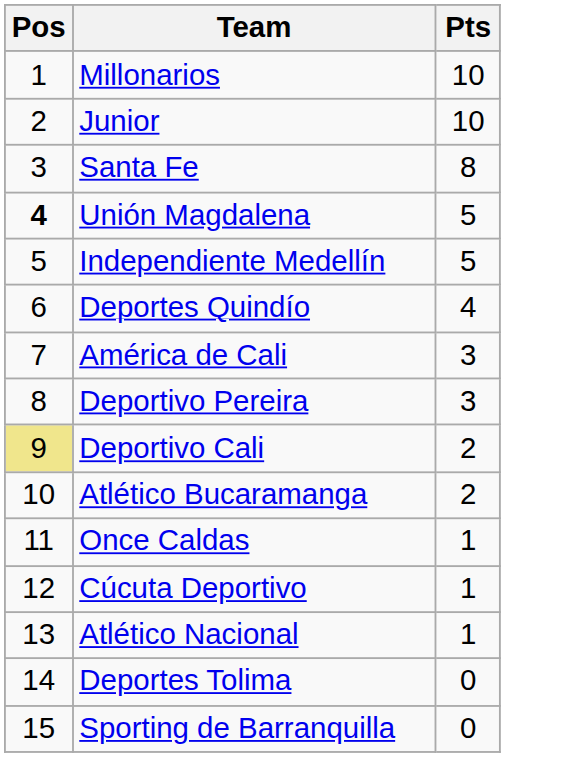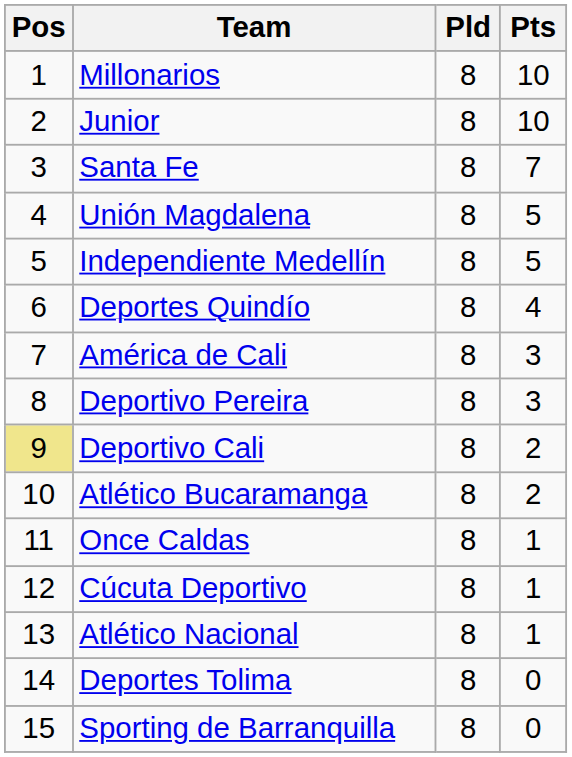+ column: (468, 27)
(468, 167) 8 -> (533, 167) 7
(39, 214) bold -> (39, 214) normal
